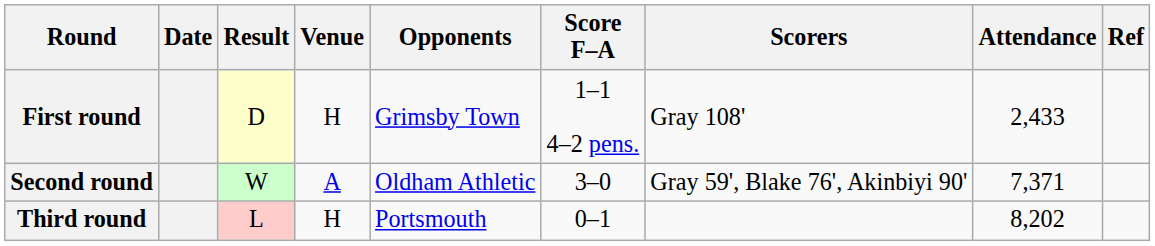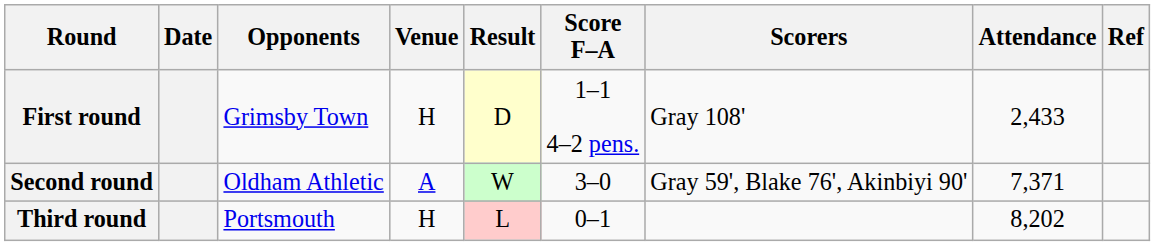columns swapped: (455, 37) <-> (256, 37)
